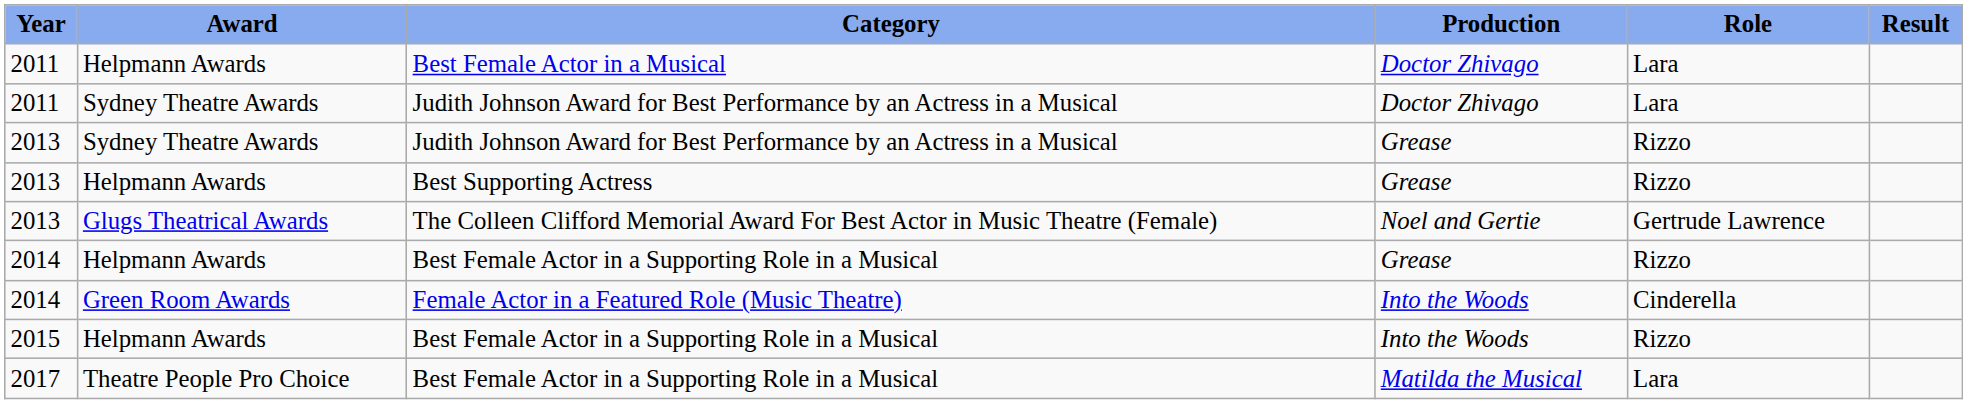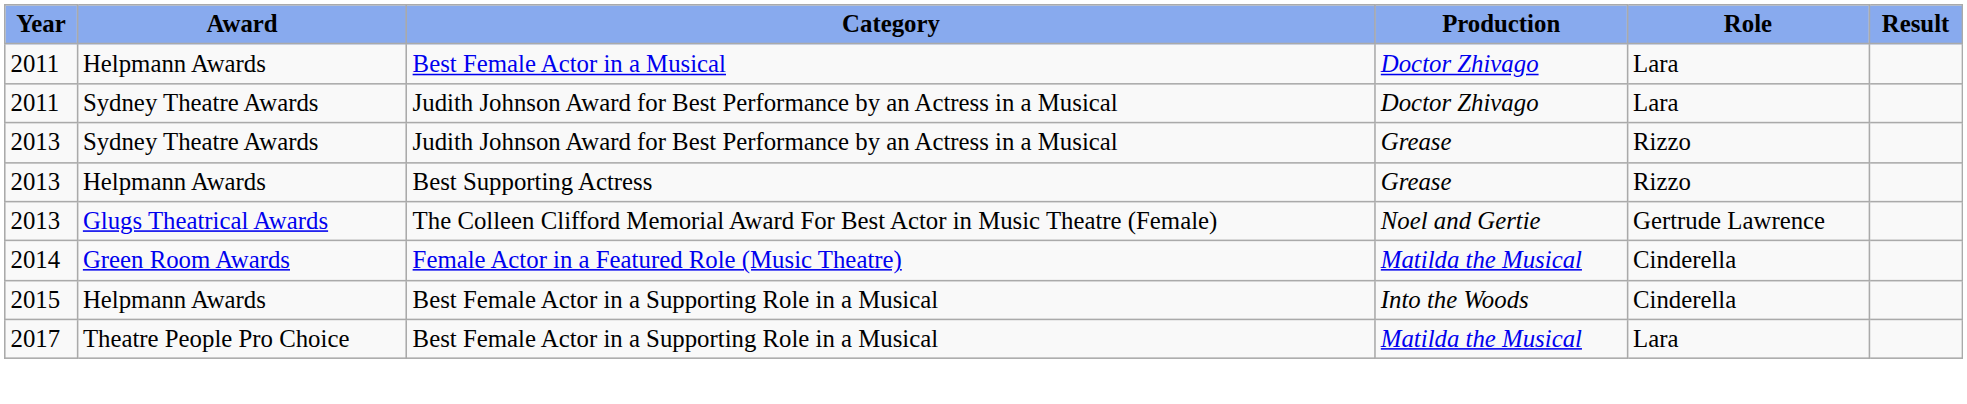- row: (35, 260)
(1455, 299) Into the Woods -> (1481, 260) Matilda the Musical
(1662, 338) Rizzo -> (1685, 299) Cinderella
